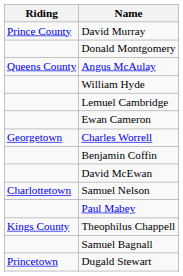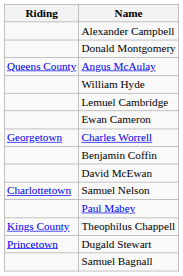- row: (113, 31)
+ row: (128, 31)
rows swapped: (117, 244) <-> (116, 262)
